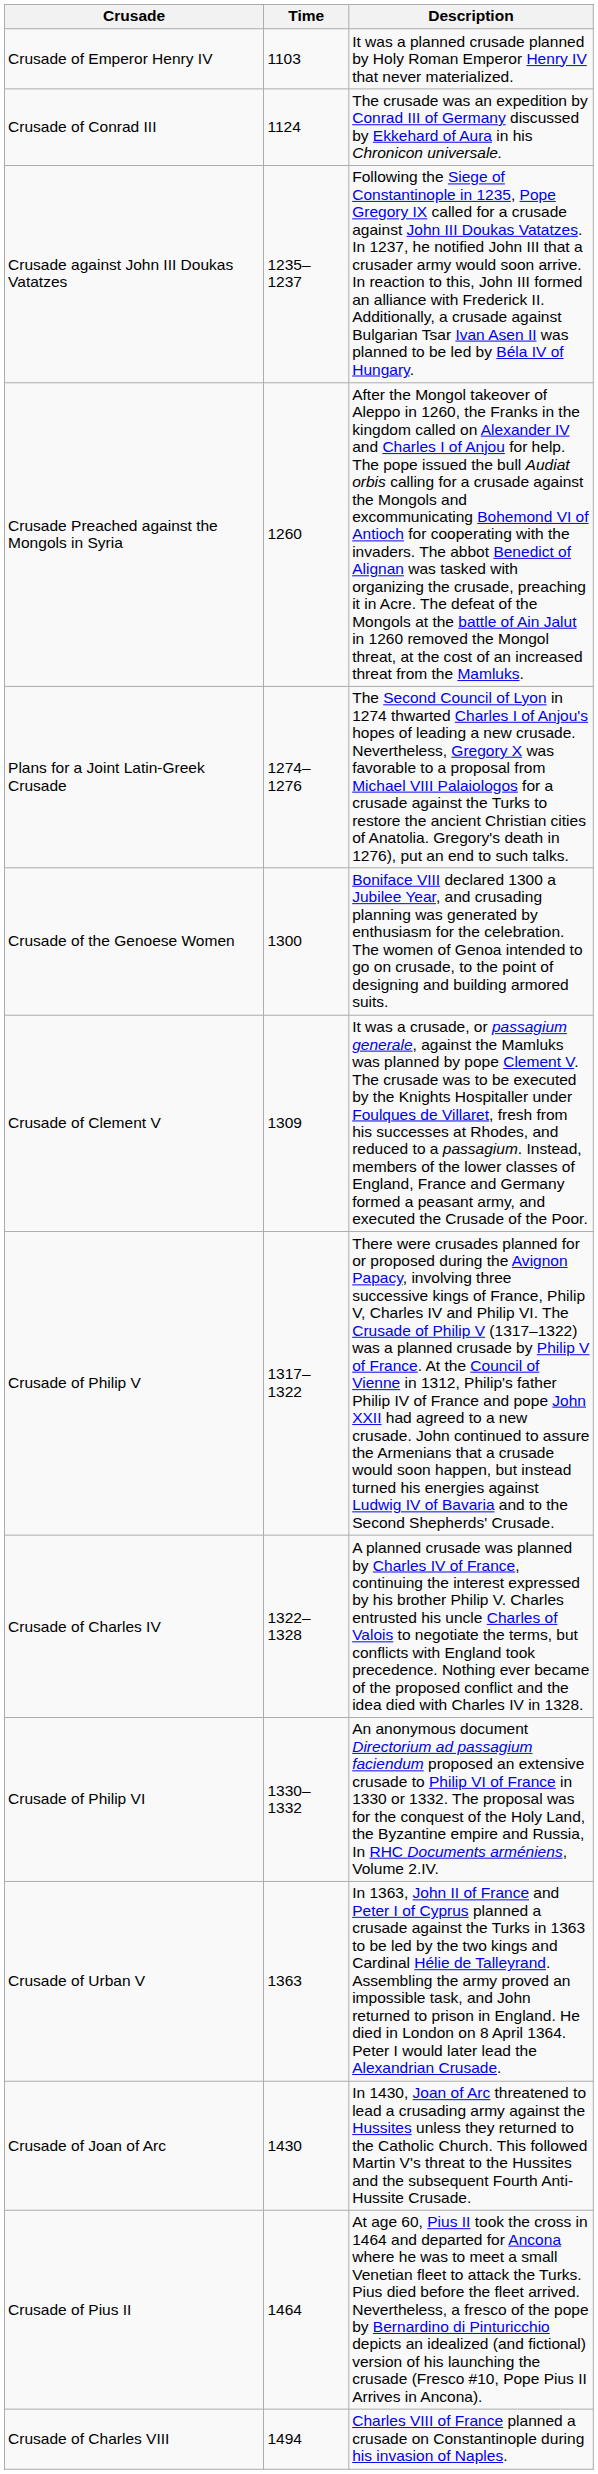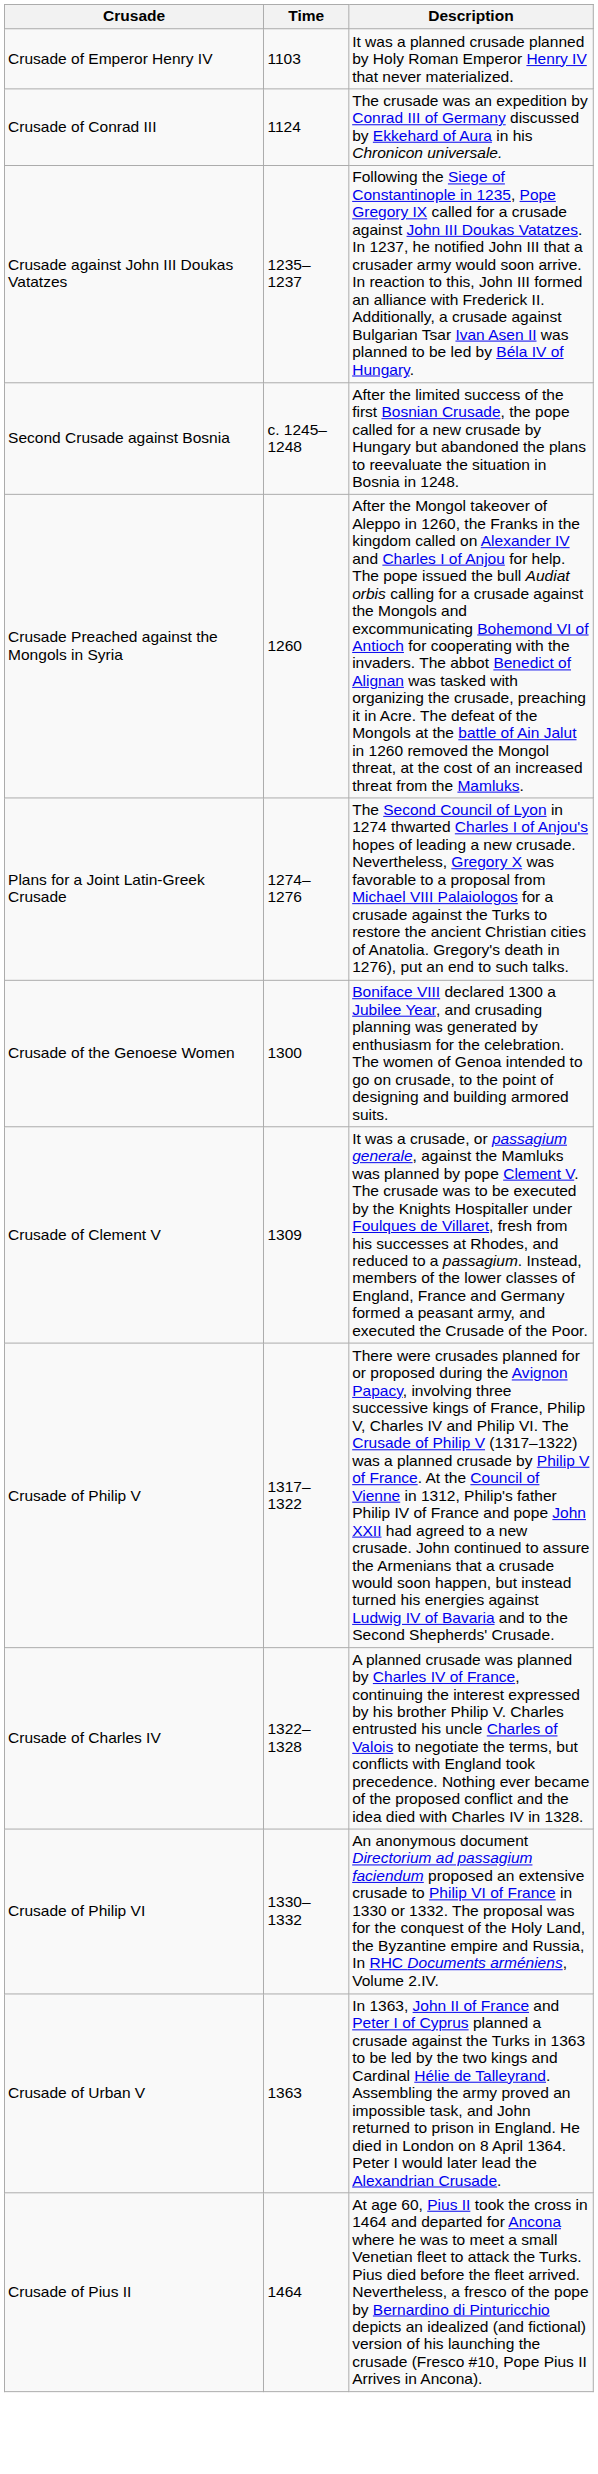+ row: (119, 438)
- row: (87, 2145)
- row: (89, 2439)
